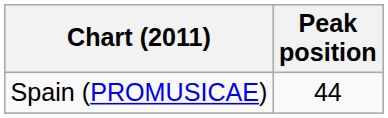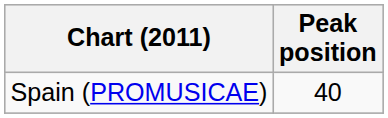(328, 92) 44 -> (328, 92) 40
